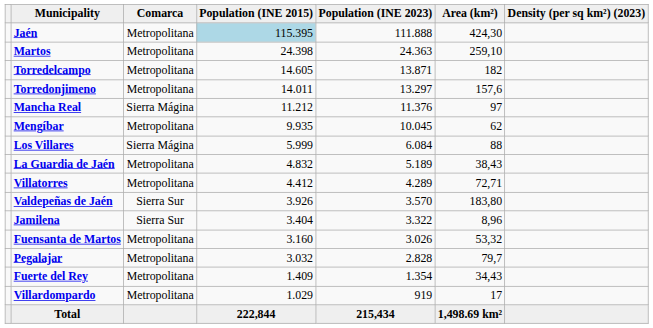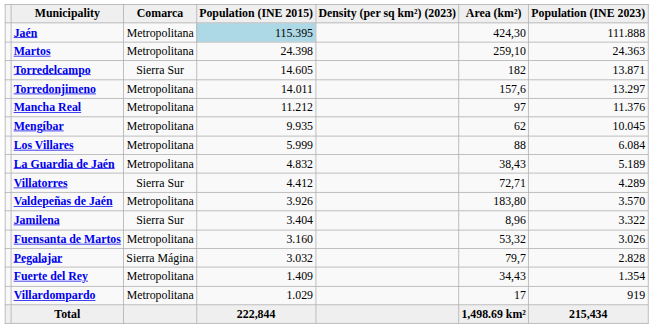columns swapped: (375, 13) <-> (576, 13)
(160, 70) Metropolitana -> (160, 70) Sierra Sur
(160, 107) Sierra Mágina -> (160, 107) Metropolitana
(160, 145) Sierra Mágina -> (160, 145) Metropolitana
(160, 182) Metropolitana -> (160, 182) Sierra Sur
(160, 201) Sierra Sur -> (160, 201) Metropolitana
(160, 257) Metropolitana -> (160, 257) Sierra Mágina
